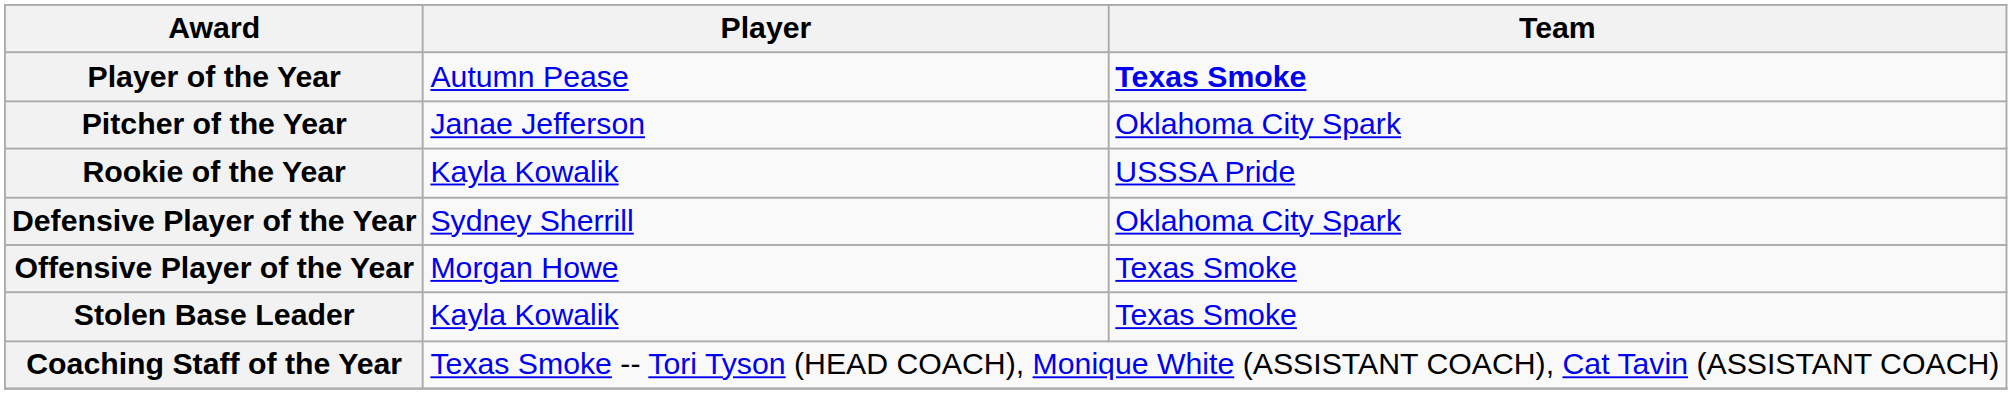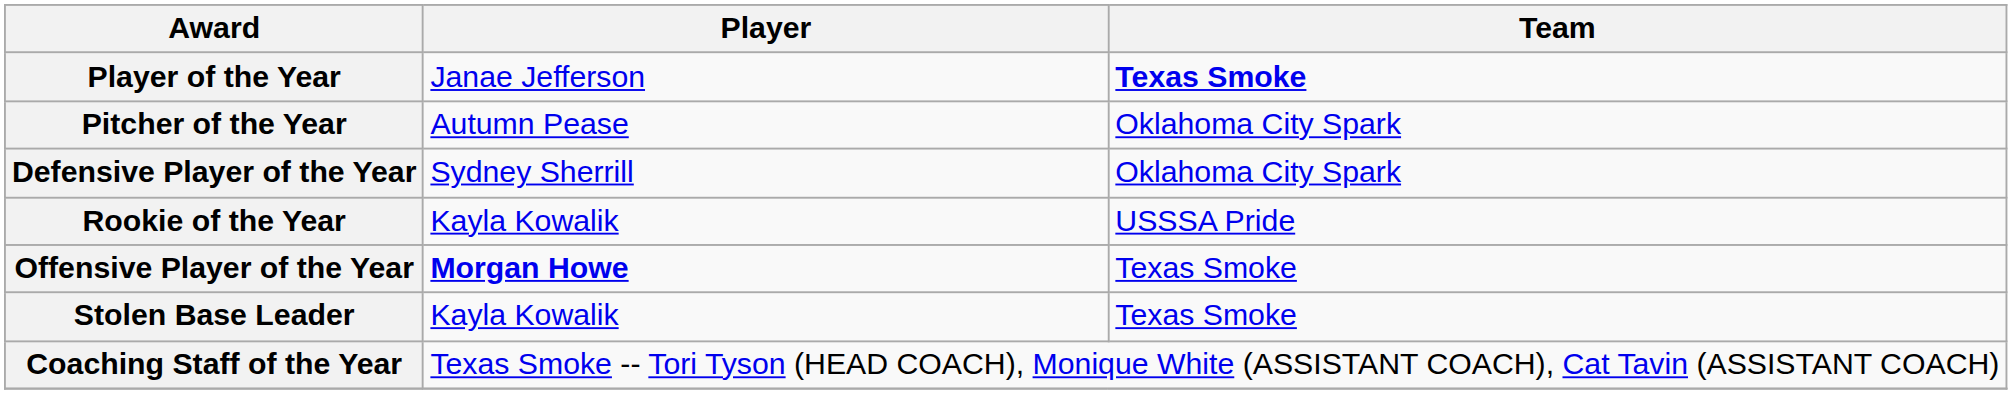(530, 76) Autumn Pease -> (538, 76) Janae Jefferson
(538, 124) Janae Jefferson -> (530, 124) Autumn Pease
rows swapped: (214, 172) <-> (214, 220)
(525, 268) normal -> (530, 268) bold
